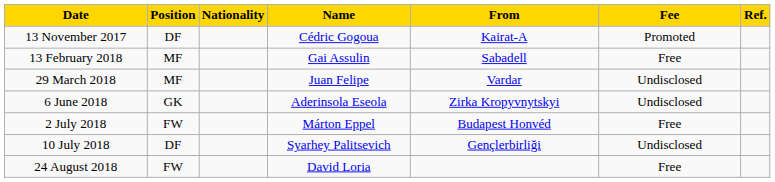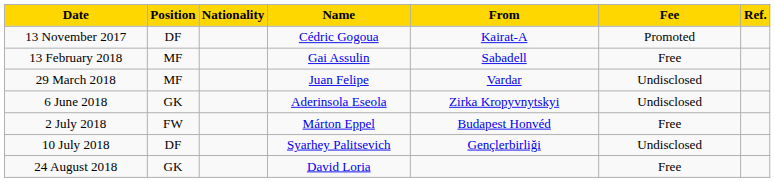(173, 166) FW -> (173, 166) GK
